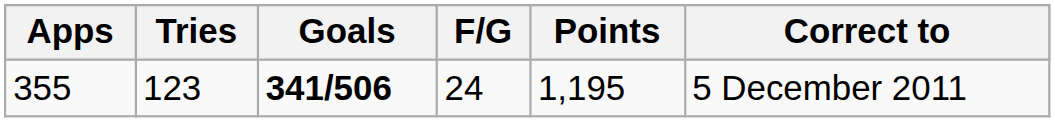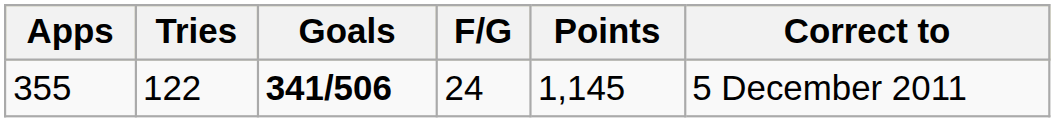(172, 87) 123 -> (172, 87) 122
(582, 87) 1,195 -> (582, 87) 1,145
